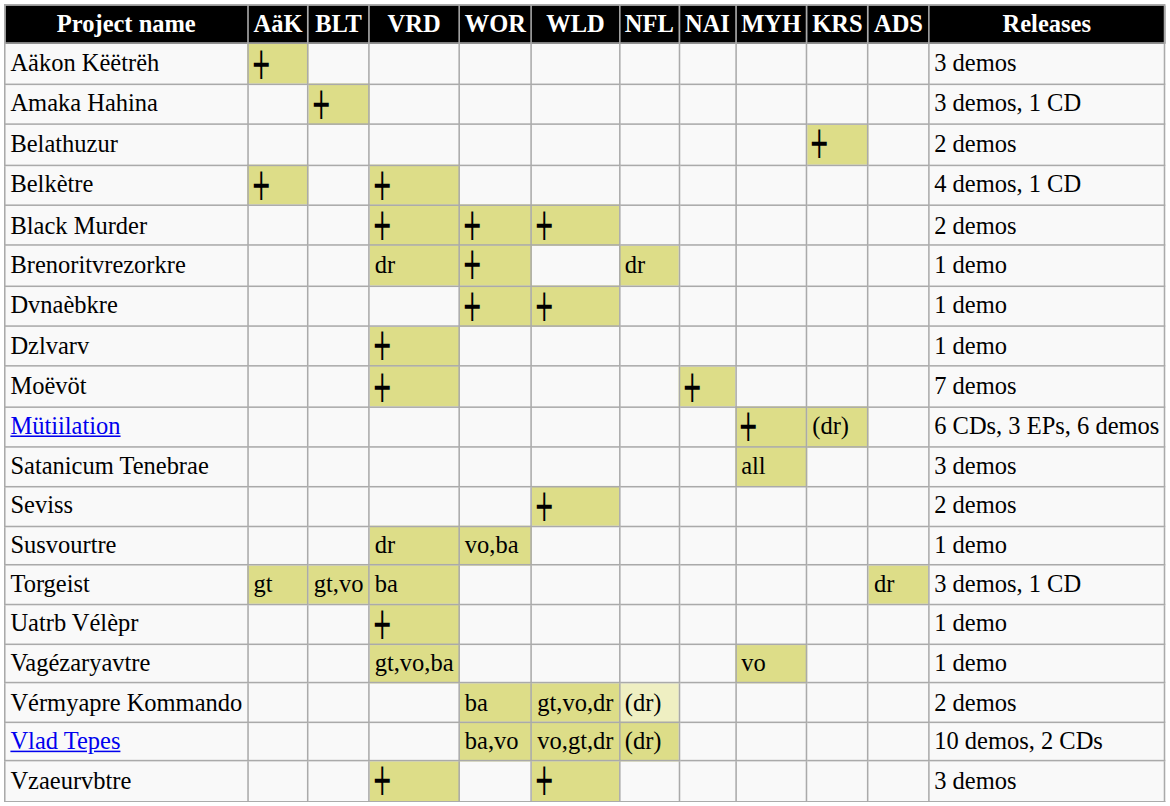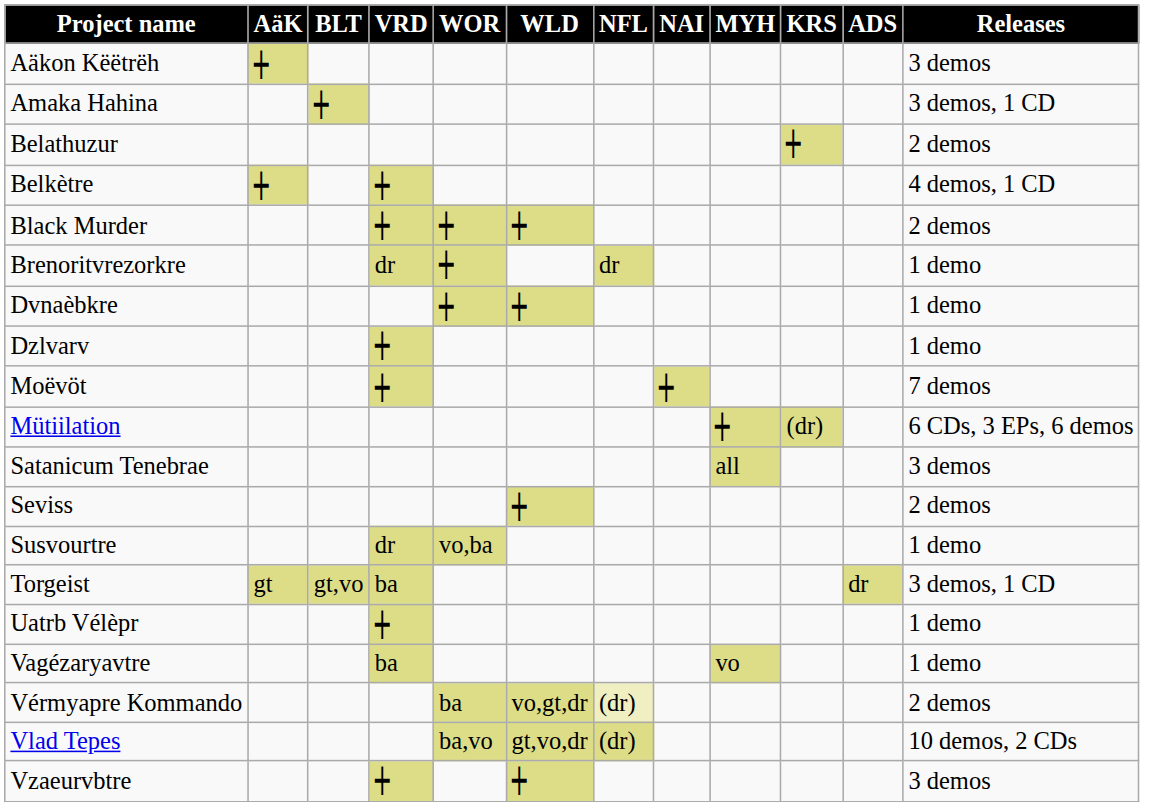(414, 663) gt,vo,ba -> (386, 663) ba
(575, 702) gt,vo,dr -> (550, 702) vo,gt,dr
(575, 741) vo,gt,dr -> (550, 741) gt,vo,dr
